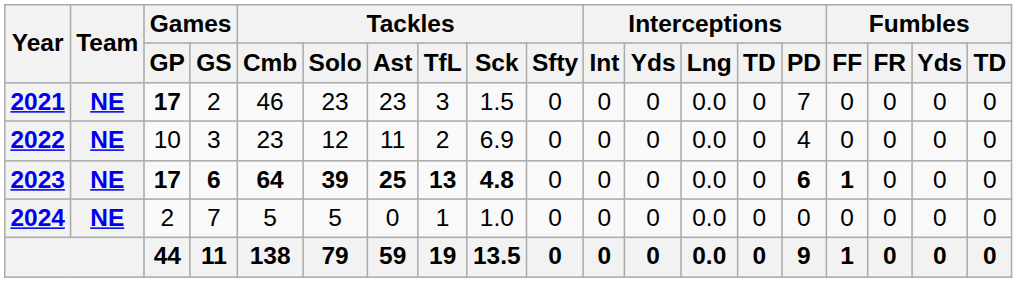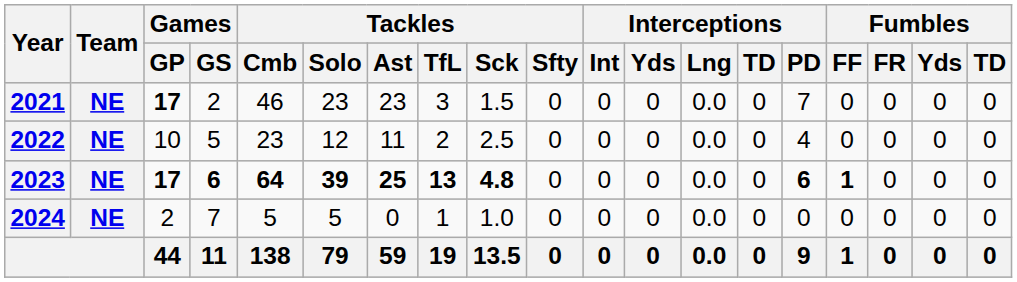(214, 140) 3 -> (214, 140) 5
(497, 140) 6.9 -> (497, 140) 2.5
